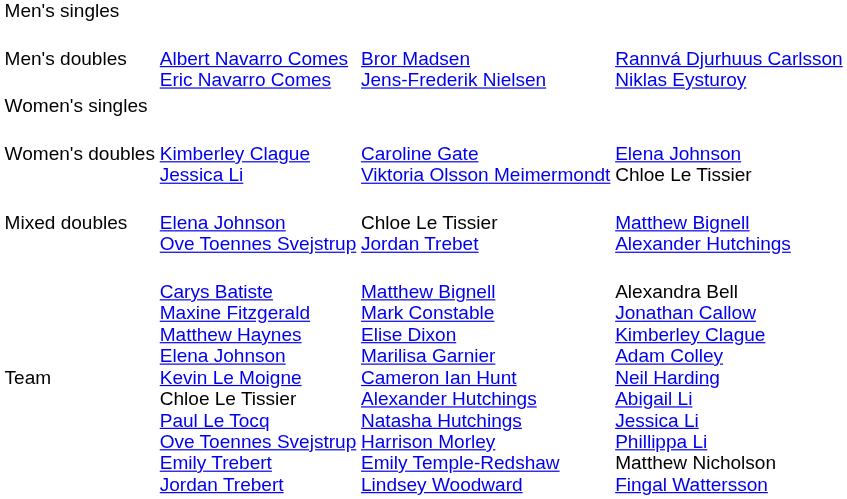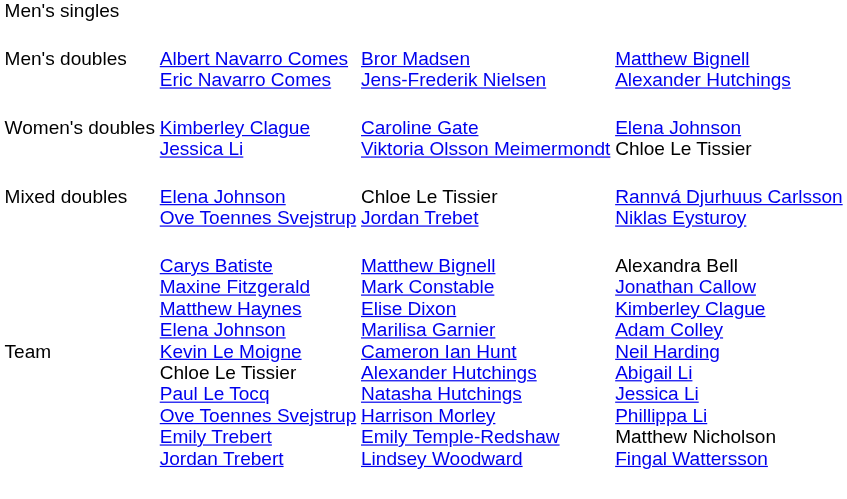(729, 69) Rannvá Djurhuus Carlsson Niklas Eysturoy -> (703, 69) Matthew Bignell Alexander Hutchings
- row: (76, 106)
(703, 233) Matthew Bignell Alexander Hutchings -> (729, 207) Rannvá Djurhuus Carlsson Niklas Eysturoy
